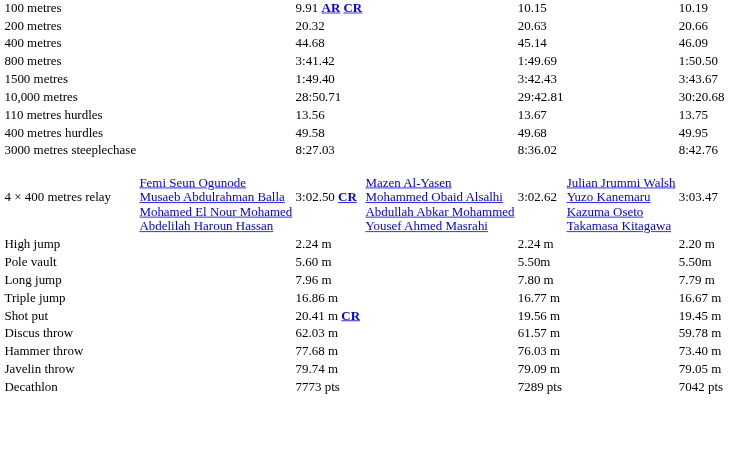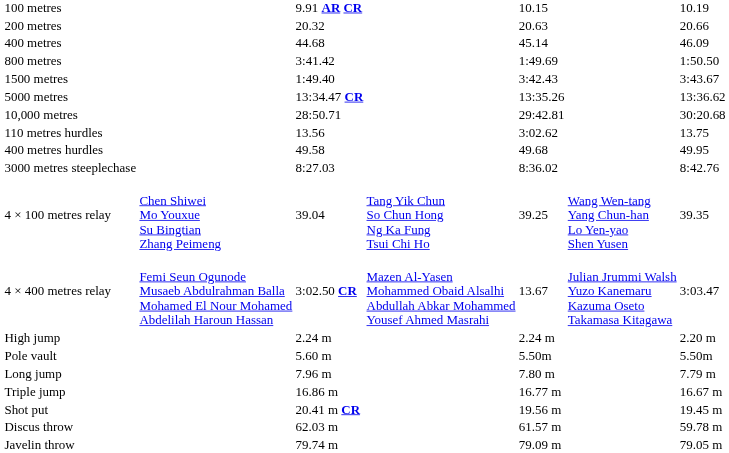+ row: (36, 96)
(532, 114) 13.67 -> (538, 132) 3:02.62
+ row: (58, 215)
(537, 197) 3:02.62 -> (533, 291) 13.67
- row: (44, 351)
- row: (31, 386)
